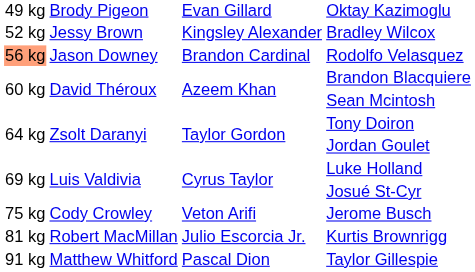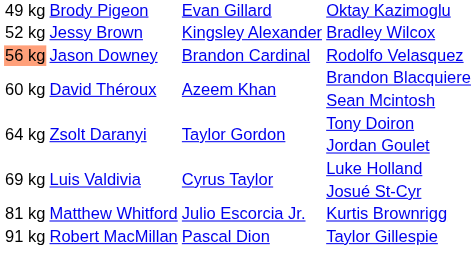- row: (379, 214)
(114, 236) Robert MacMillan -> (114, 214) Matthew Whitford
(114, 259) Matthew Whitford -> (114, 236) Robert MacMillan
